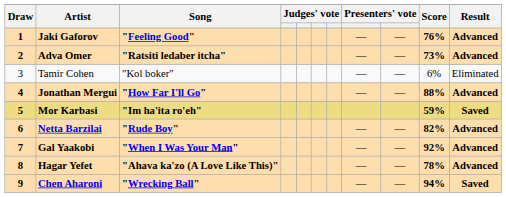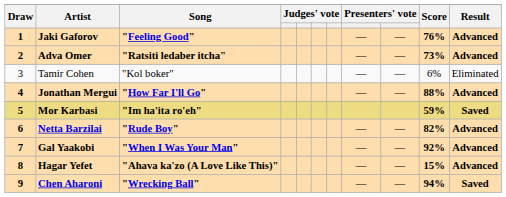(434, 165) 78% -> (434, 165) 15%
